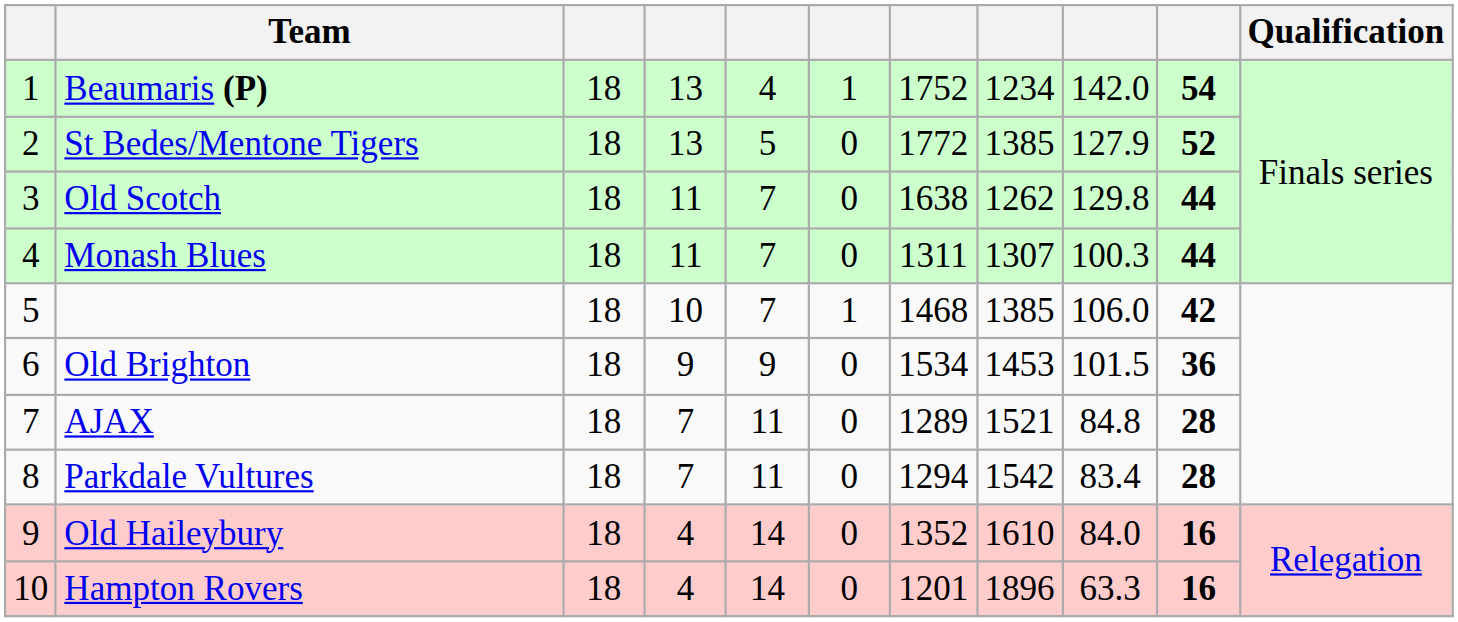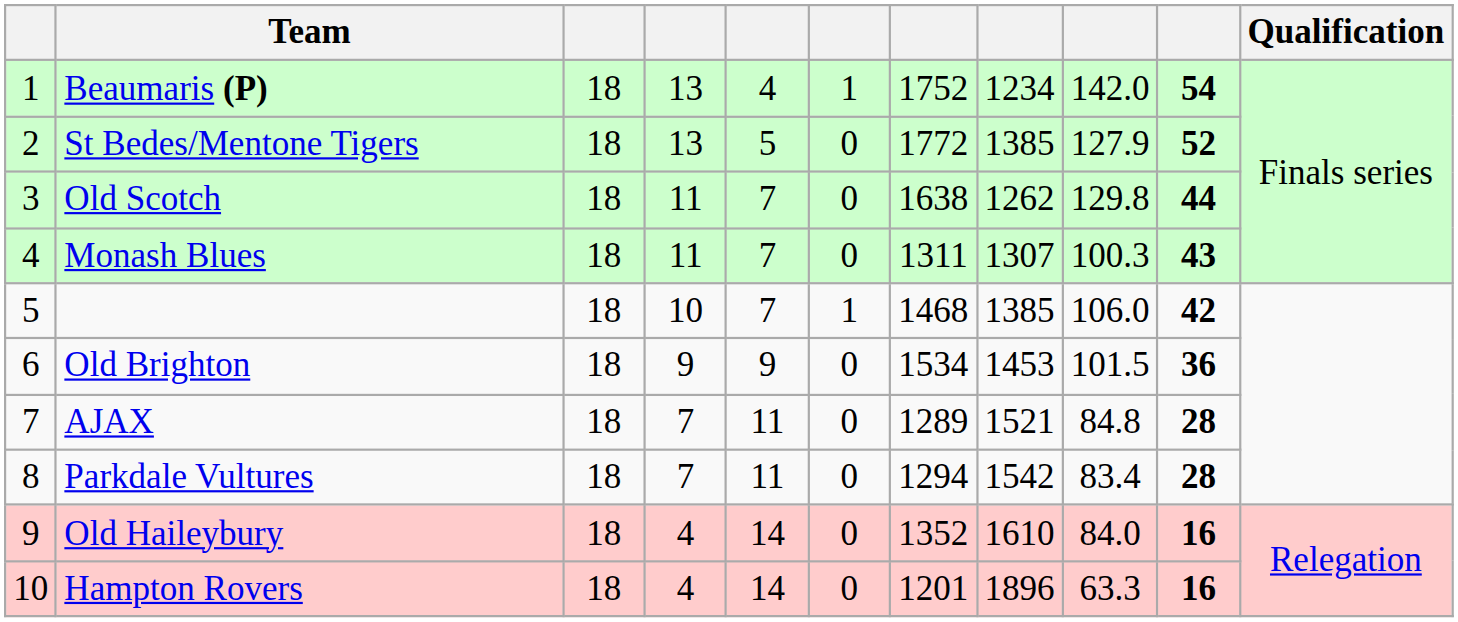(1199, 254) 44 -> (1199, 254) 43
